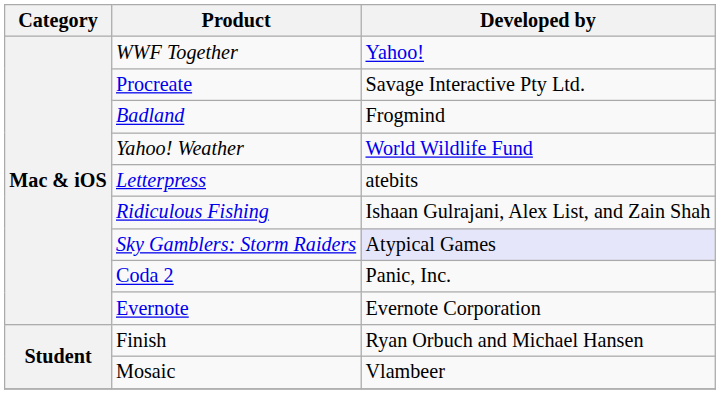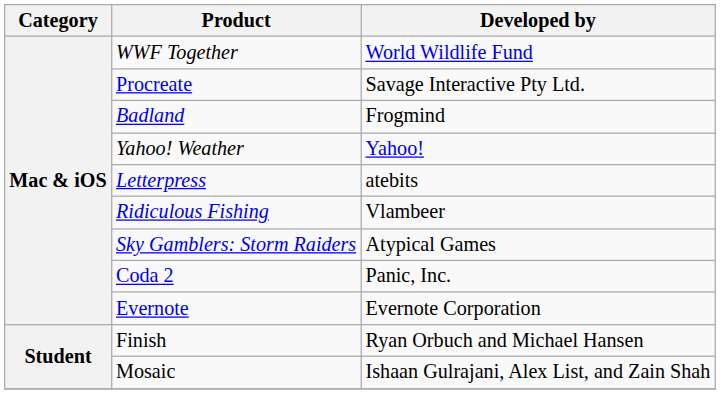(395, 52) Yahoo! -> (449, 52) World Wildlife Fund
(449, 148) World Wildlife Fund -> (395, 148) Yahoo!
(538, 212) Ishaan Gulrajani, Alex List, and Zain Shah -> (405, 212) Vlambeer
(431, 244) lavender background -> (431, 244) no background
(405, 372) Vlambeer -> (538, 372) Ishaan Gulrajani, Alex List, and Zain Shah
